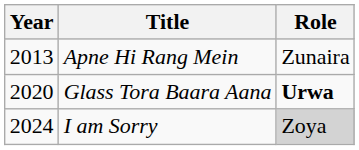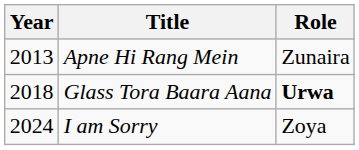(32, 91) 2020 -> (32, 91) 2018
(304, 126) lightgrey background -> (304, 126) no background
